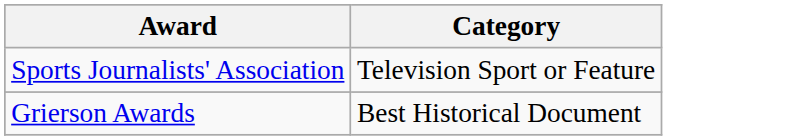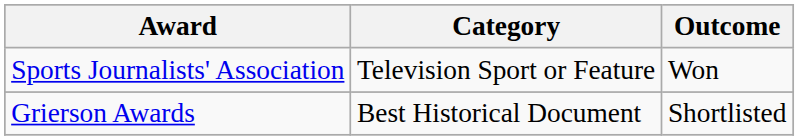+ column: (727, 26)
